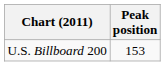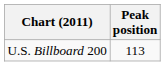(135, 50) 153 -> (135, 50) 113
